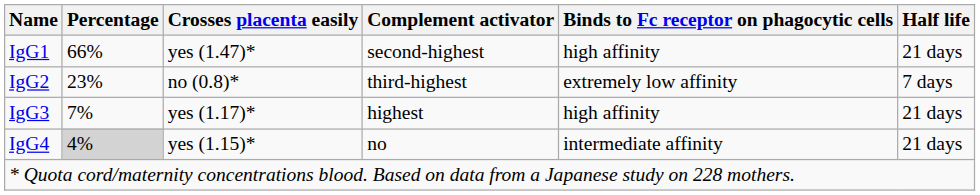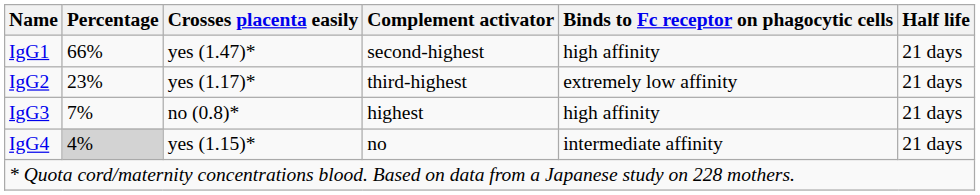(203, 81) no (0.8)* -> (212, 81) yes (1.17)*
(927, 81) 7 days -> (932, 81) 21 days
(212, 112) yes (1.17)* -> (203, 112) no (0.8)*
